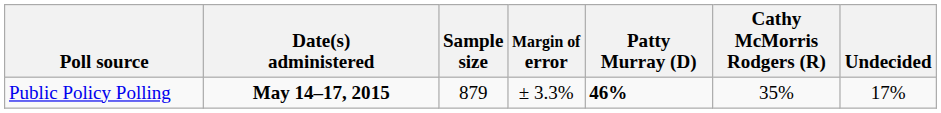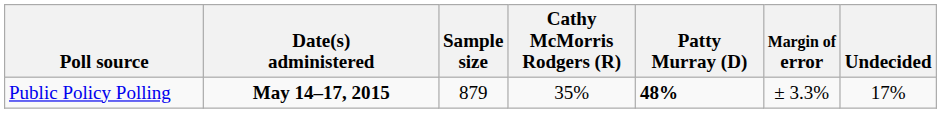columns swapped: (546, 52) <-> (776, 41)
(608, 92) 46% -> (659, 92) 48%
